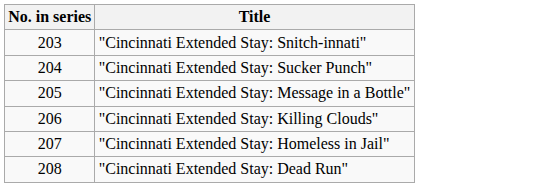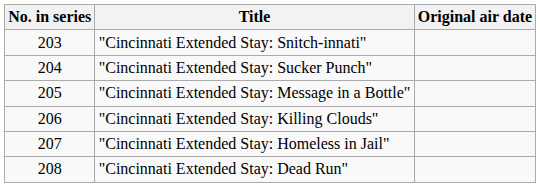+ column: (475, 17)
